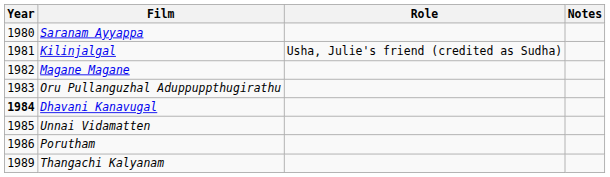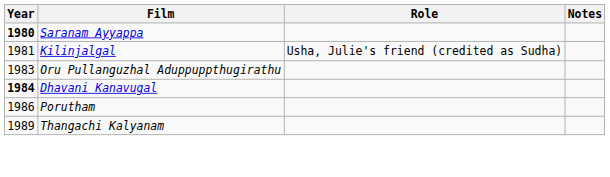(21, 32) normal -> (21, 32) bold
- row: (85, 70)
- row: (95, 126)
